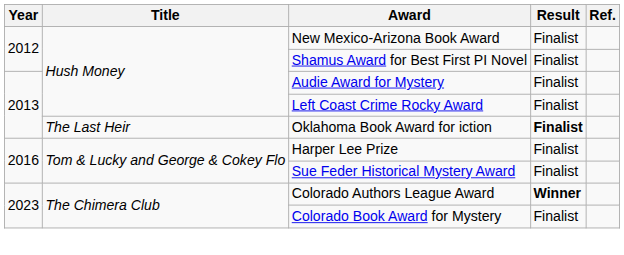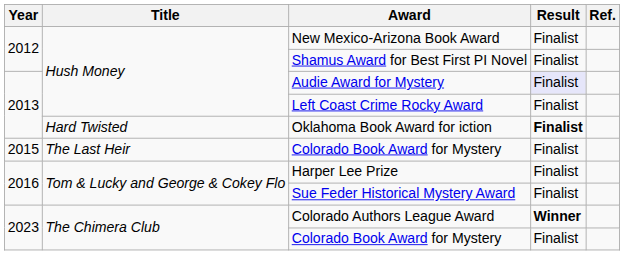(556, 82) no background -> (556, 82) lavender background
(88, 127) The Last Heir -> (86, 127) Hard Twisted
+ row: (23, 149)
